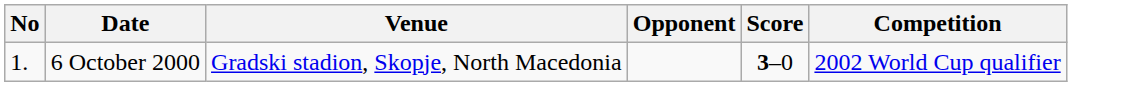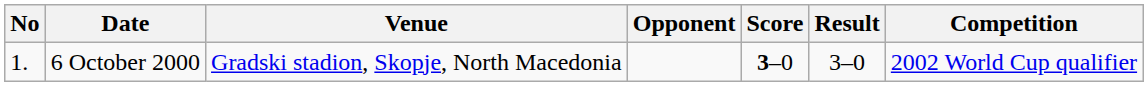+ column: (847, 23)
